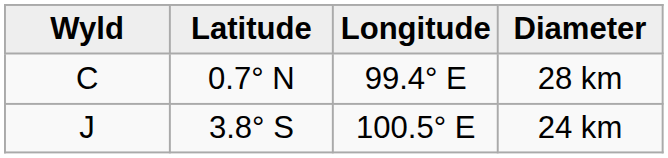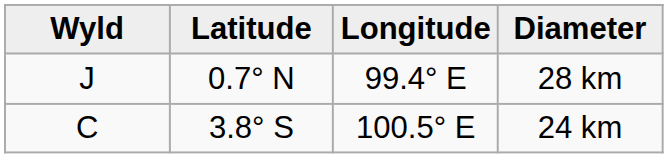(87, 78) C -> (87, 78) J
(87, 127) J -> (87, 127) C
